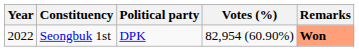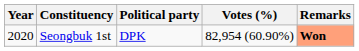(21, 35) 2022 -> (21, 35) 2020
